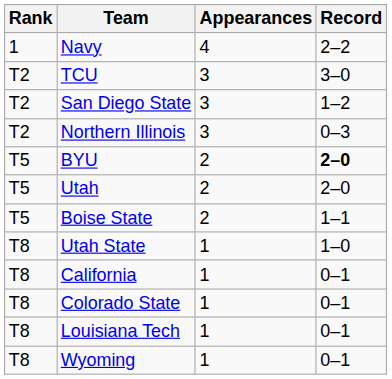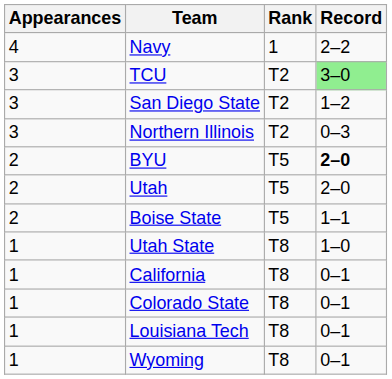columns swapped: (31, 18) <-> (256, 18)
(335, 75) no background -> (335, 75) lightgreen background
